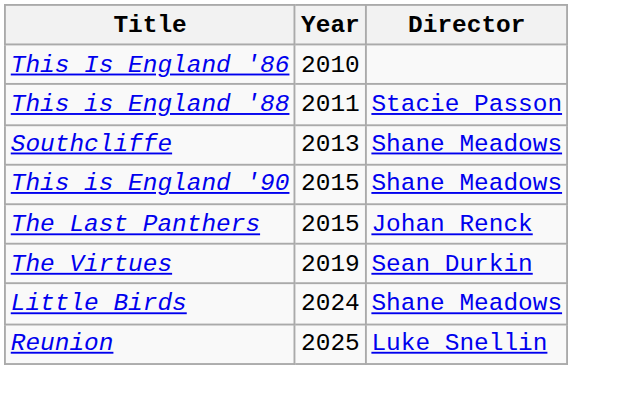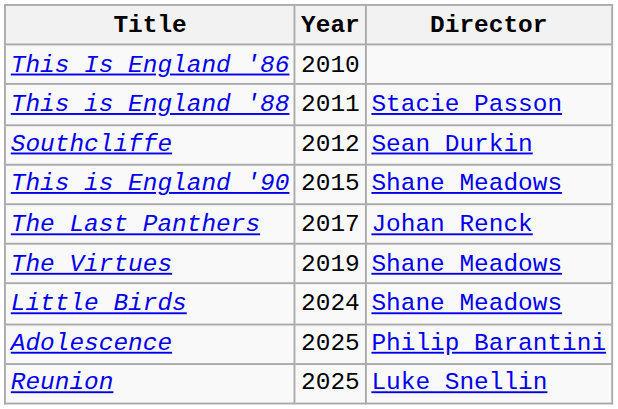(330, 144) 2013 -> (330, 144) 2012
(467, 144) Shane Meadows -> (452, 144) Sean Durkin
(330, 224) 2015 -> (330, 224) 2017
(452, 264) Sean Durkin -> (467, 264) Shane Meadows
+ row: (91, 344)
